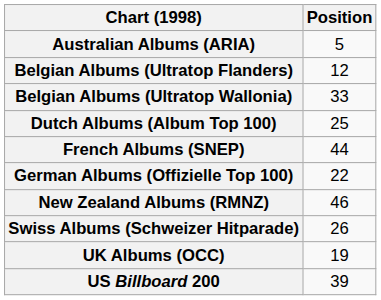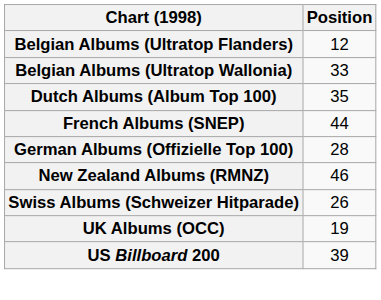- row: (154, 44)
(340, 123) 25 -> (340, 96) 35
(340, 176) 22 -> (340, 149) 28
